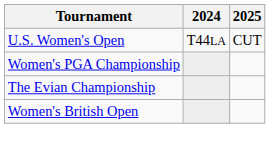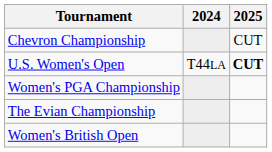+ row: (77, 40)
(247, 40) normal -> (248, 64) bold
